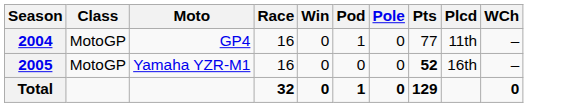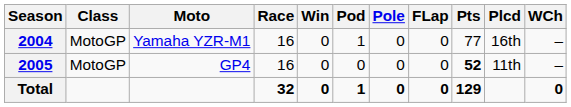+ column: (430, 16)
(235, 41) GP4 -> (192, 41) Yamaha YZR-M1
(463, 41) 11th -> (506, 41) 16th
(192, 65) Yamaha YZR-M1 -> (235, 65) GP4
(462, 65) 16th -> (507, 65) 11th
